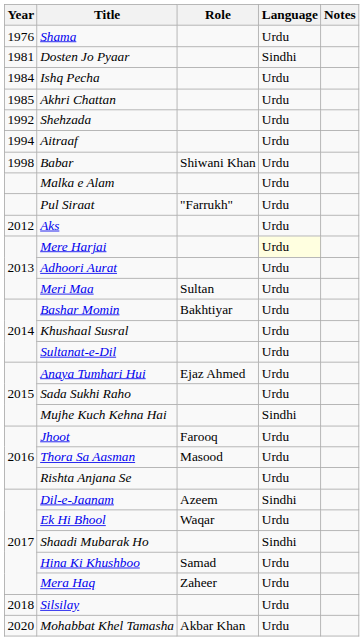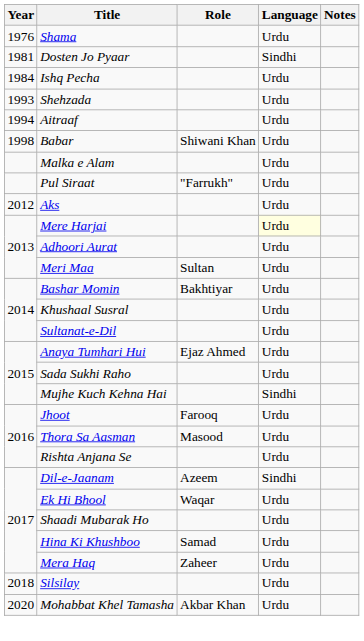- row: (78, 99)
(21, 120) 1992 -> (21, 99) 1993
(279, 541) Sindhi -> (275, 520) Urdu
